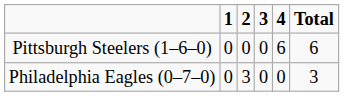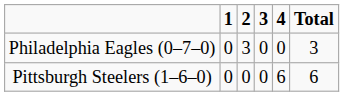rows swapped: (112, 76) <-> (112, 47)
